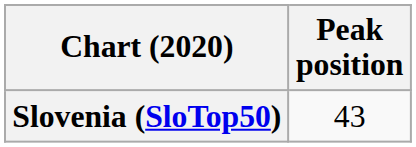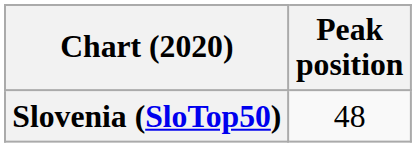(350, 115) 43 -> (350, 115) 48
